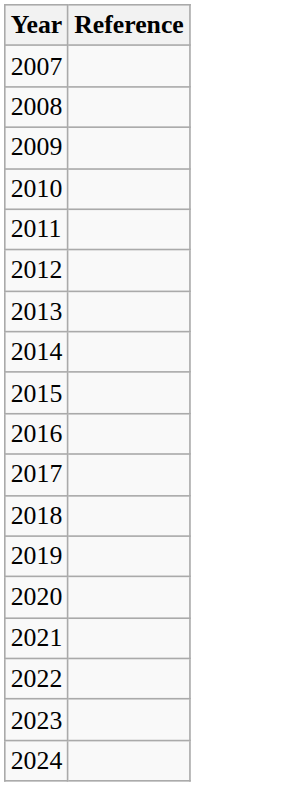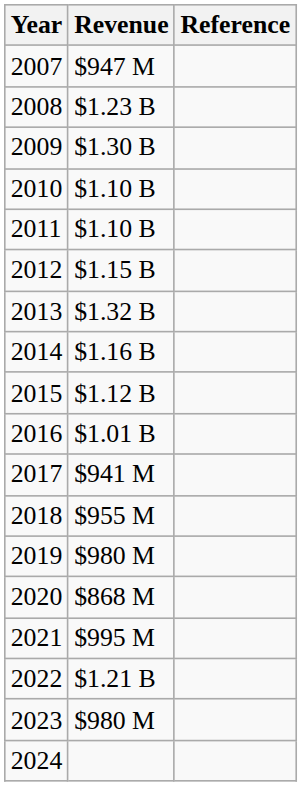+ column: (121, 24)
